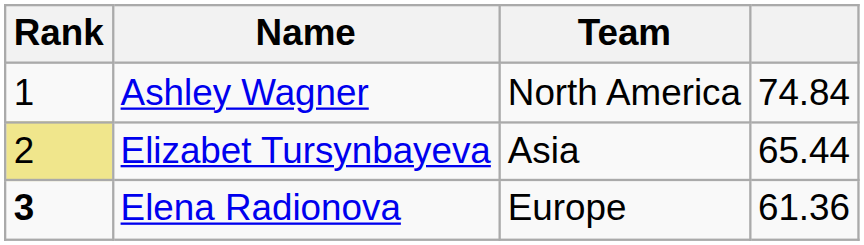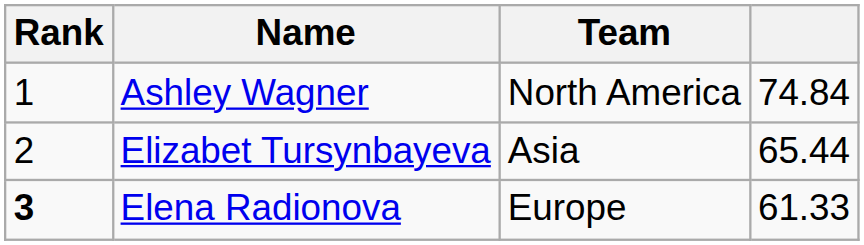(24, 150) khaki background -> (24, 150) no background
(804, 208) 61.36 -> (804, 208) 61.33
